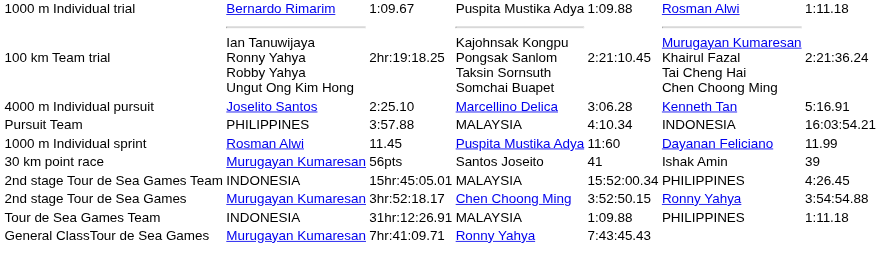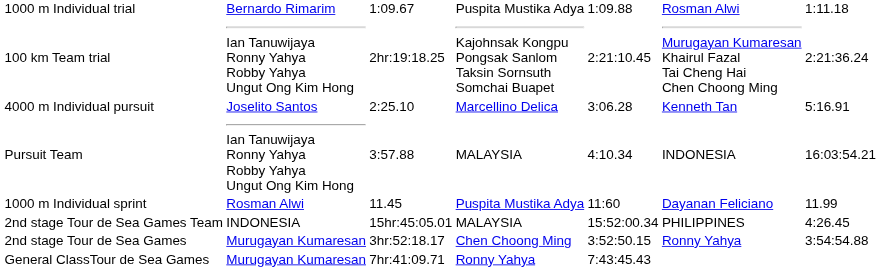(268, 125) PHILIPPINES -> (296, 158) Ian Tanuwijaya Ronny Yahya Robby Yahya Ungut Ong Kim Hong
- row: (54, 162)
- row: (82, 217)
